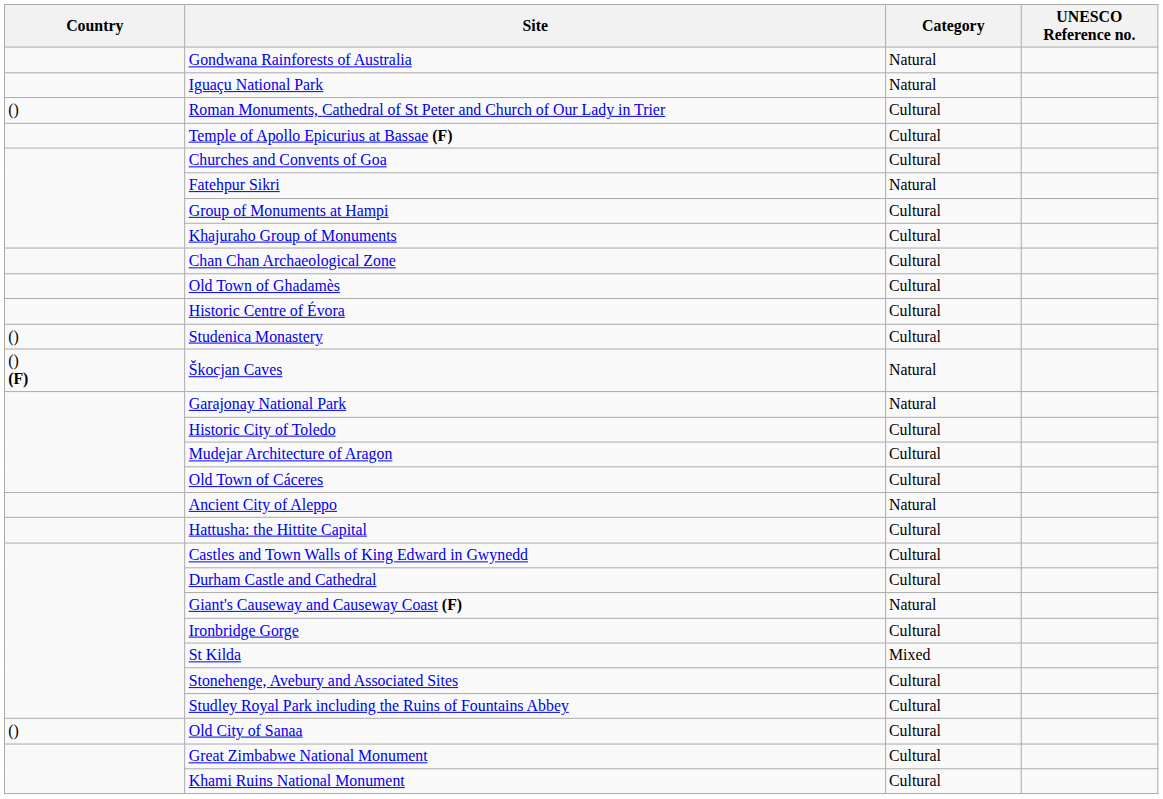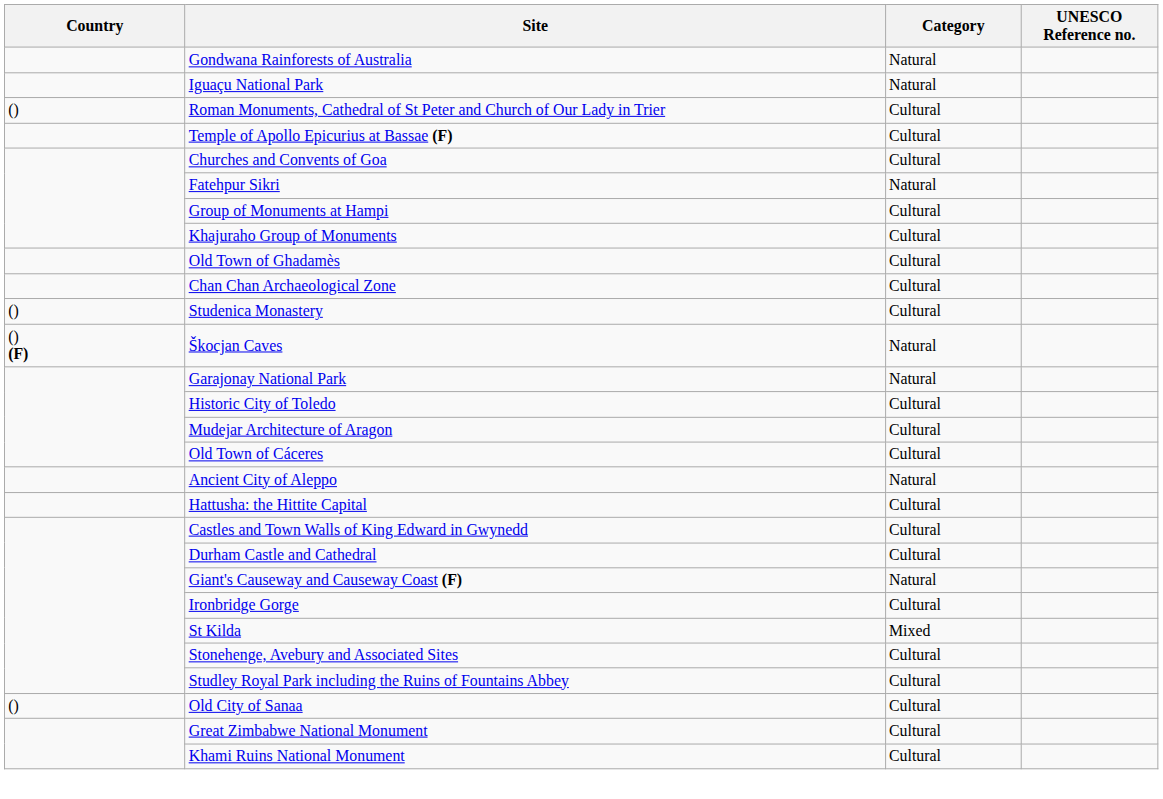rows swapped: (264, 286) <-> (292, 260)
- row: (267, 311)
